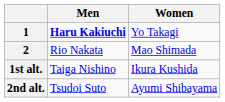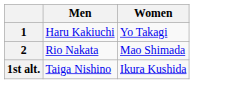(88, 32) bold -> (80, 32) normal
- row: (26, 87)
